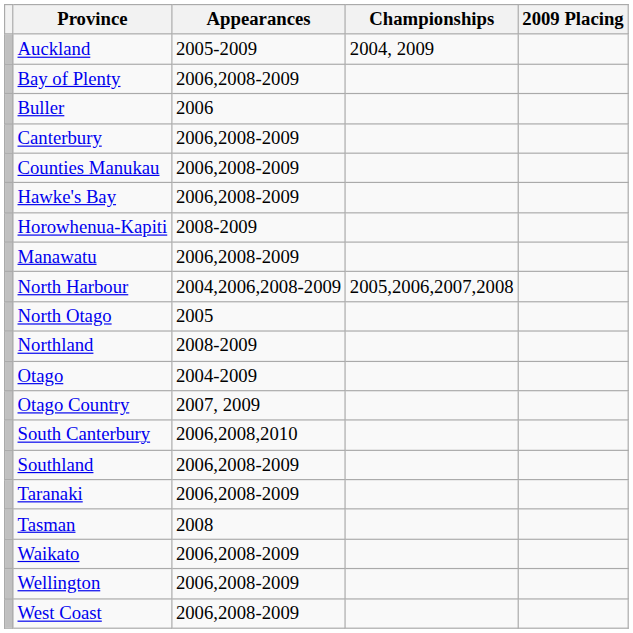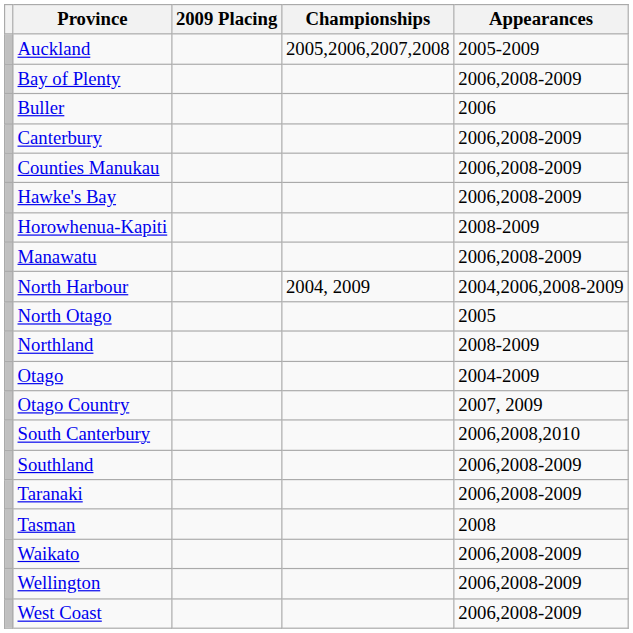columns swapped: (259, 19) <-> (573, 19)
(392, 49) 2004, 2009 -> (368, 49) 2005,2006,2007,2008
(432, 286) 2005,2006,2007,2008 -> (328, 286) 2004, 2009
